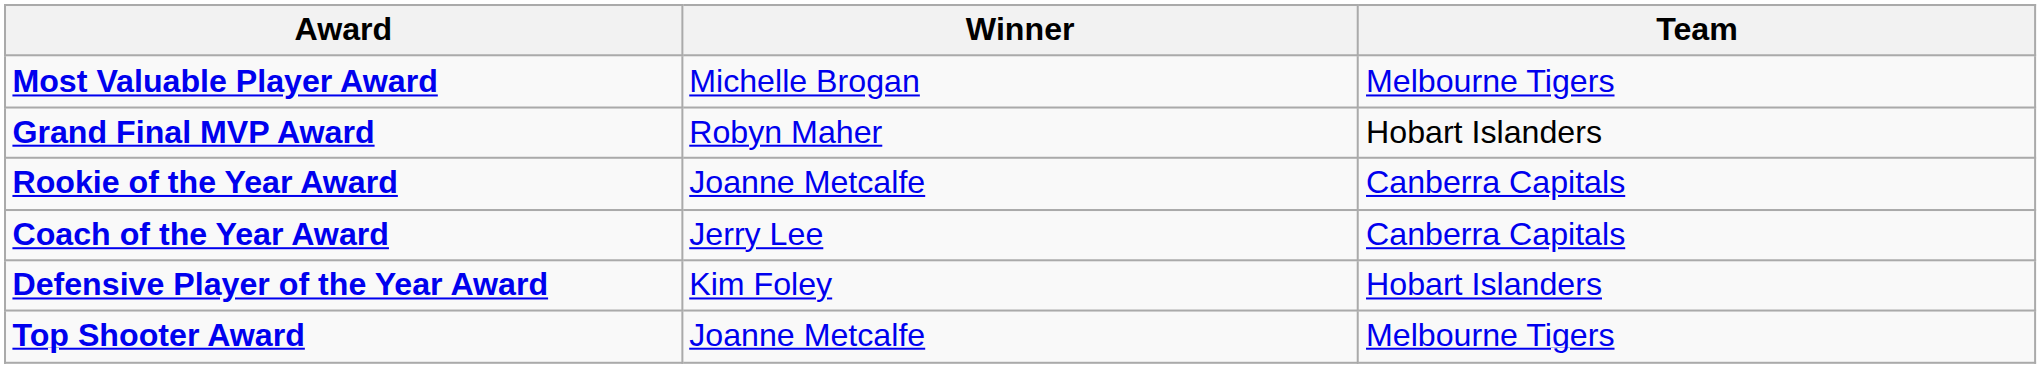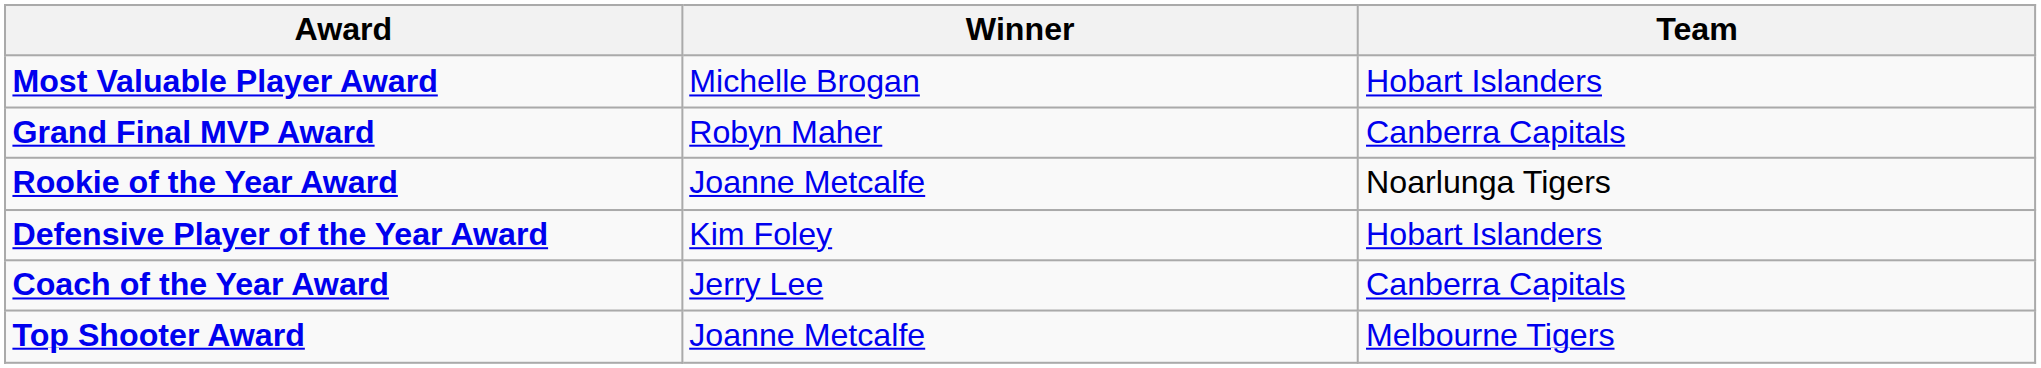(1490, 81) Melbourne Tigers -> (1484, 81) Hobart Islanders
(1484, 132) Hobart Islanders -> (1496, 132) Canberra Capitals
(1496, 183) Canberra Capitals -> (1488, 183) Noarlunga Tigers
rows swapped: (280, 285) <-> (201, 234)
